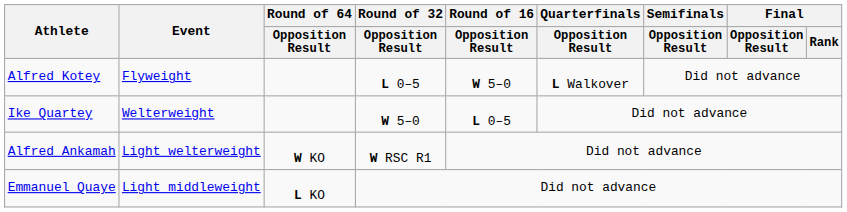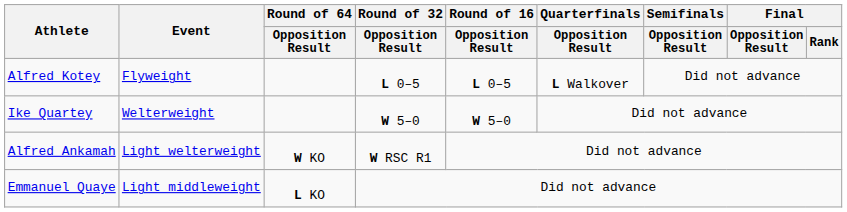(492, 84) W 5–0 -> (492, 84) L 0–5
(492, 121) L 0–5 -> (492, 121) W 5–0
